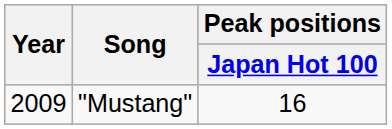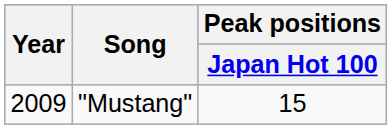(292, 104) 16 -> (292, 104) 15
